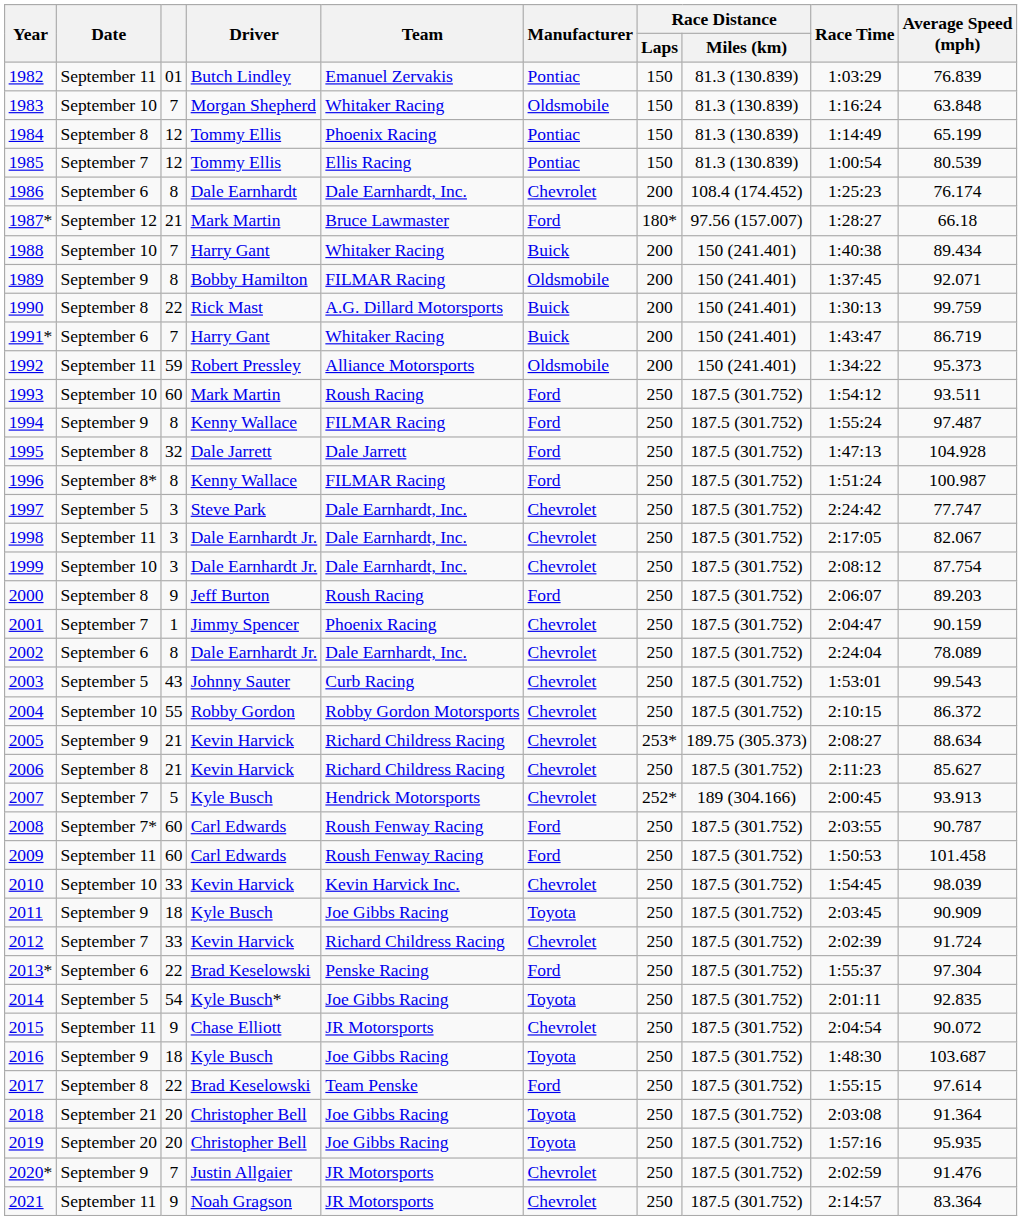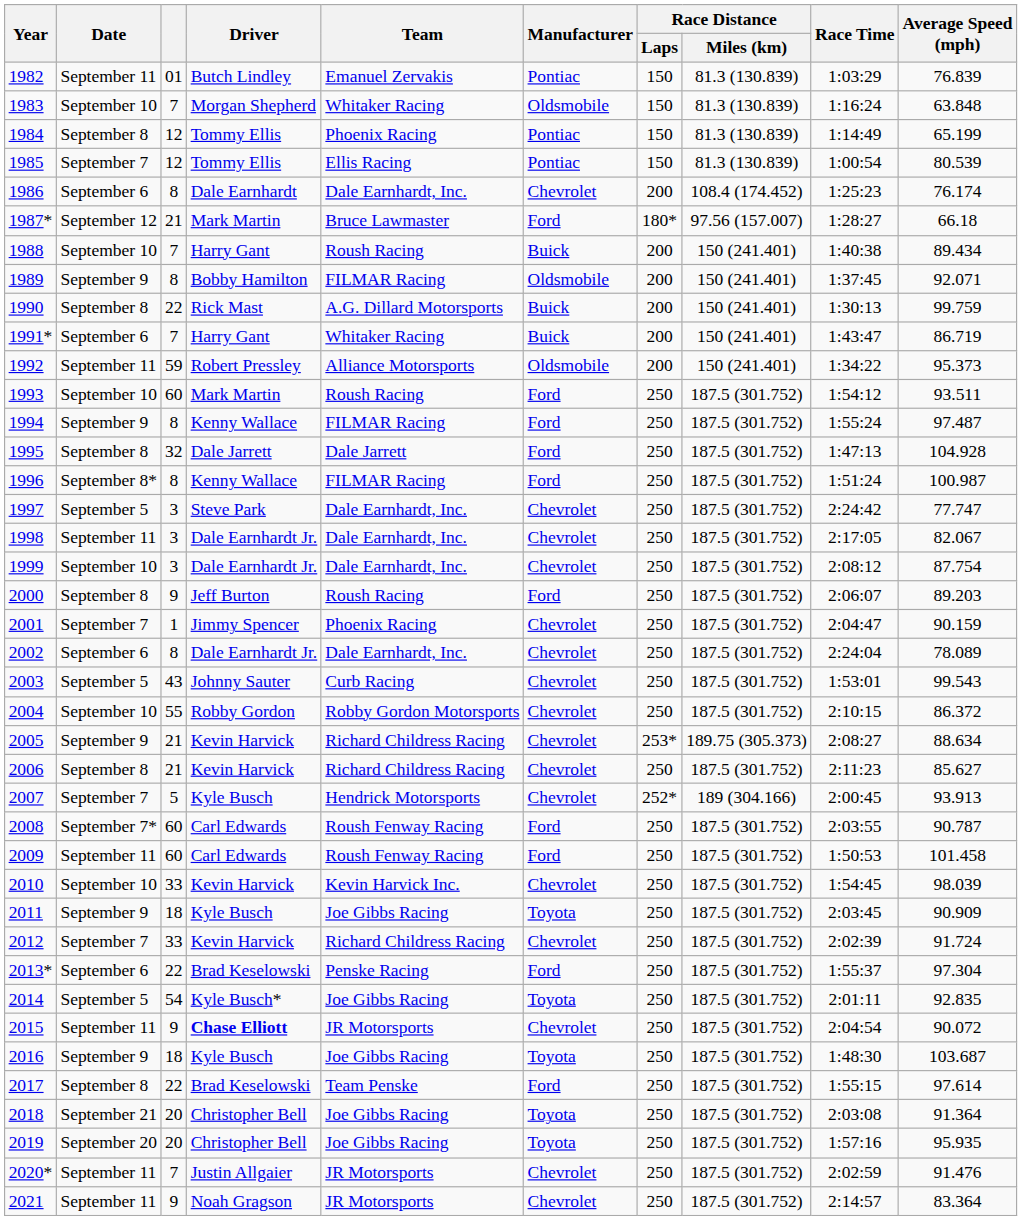(385, 249) Whitaker Racing -> (375, 249) Roush Racing
(236, 1027) normal -> (239, 1027) bold
(104, 1171) September 9 -> (108, 1171) September 11
